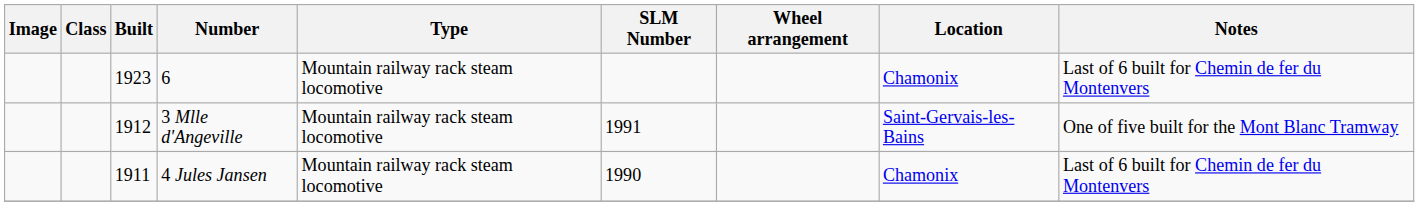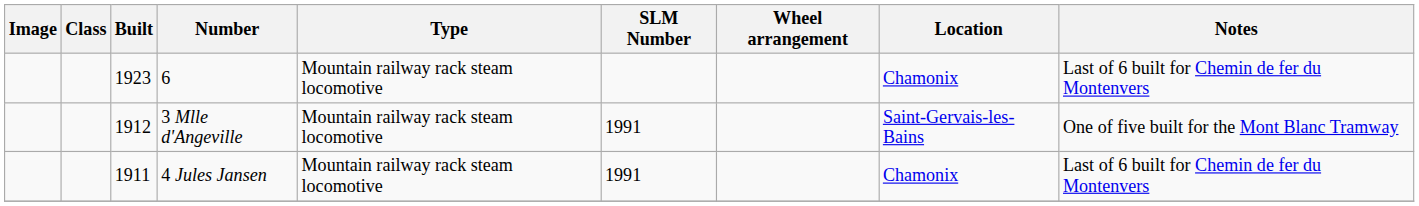(623, 176) 1990 -> (623, 176) 1991
